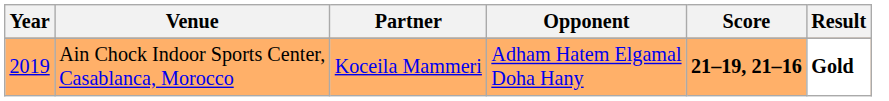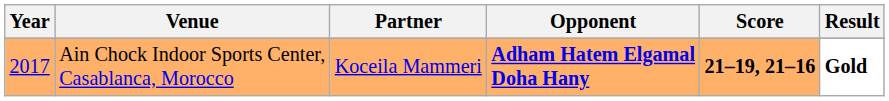(30, 66) 2019 -> (30, 66) 2017
(586, 66) normal -> (593, 66) bold
